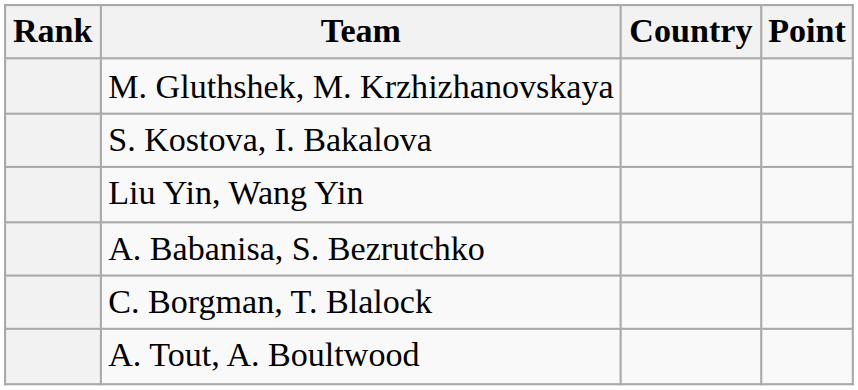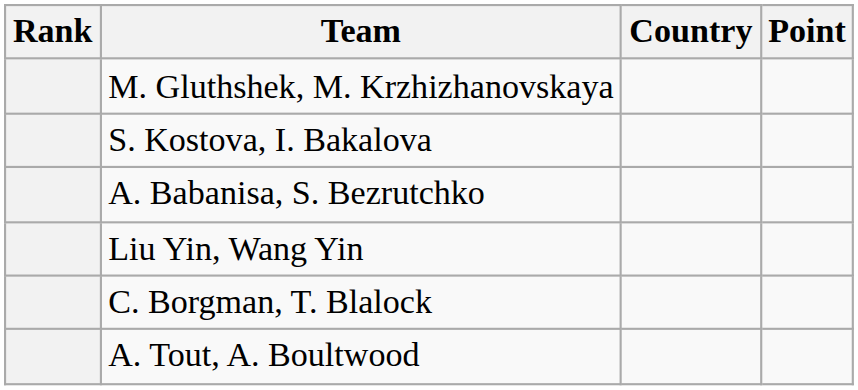rows swapped: (297, 247) <-> (236, 193)
